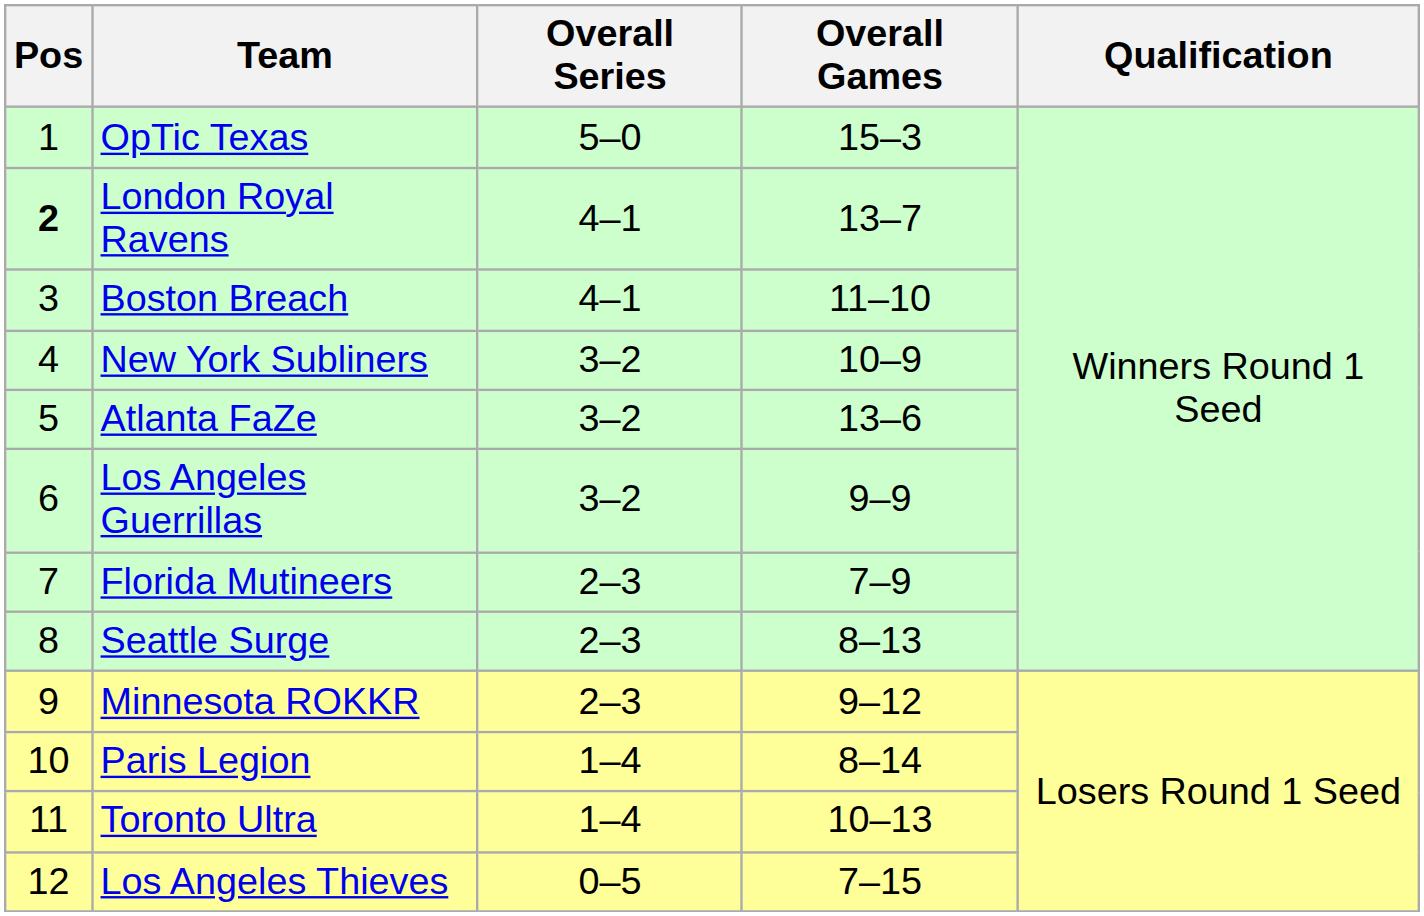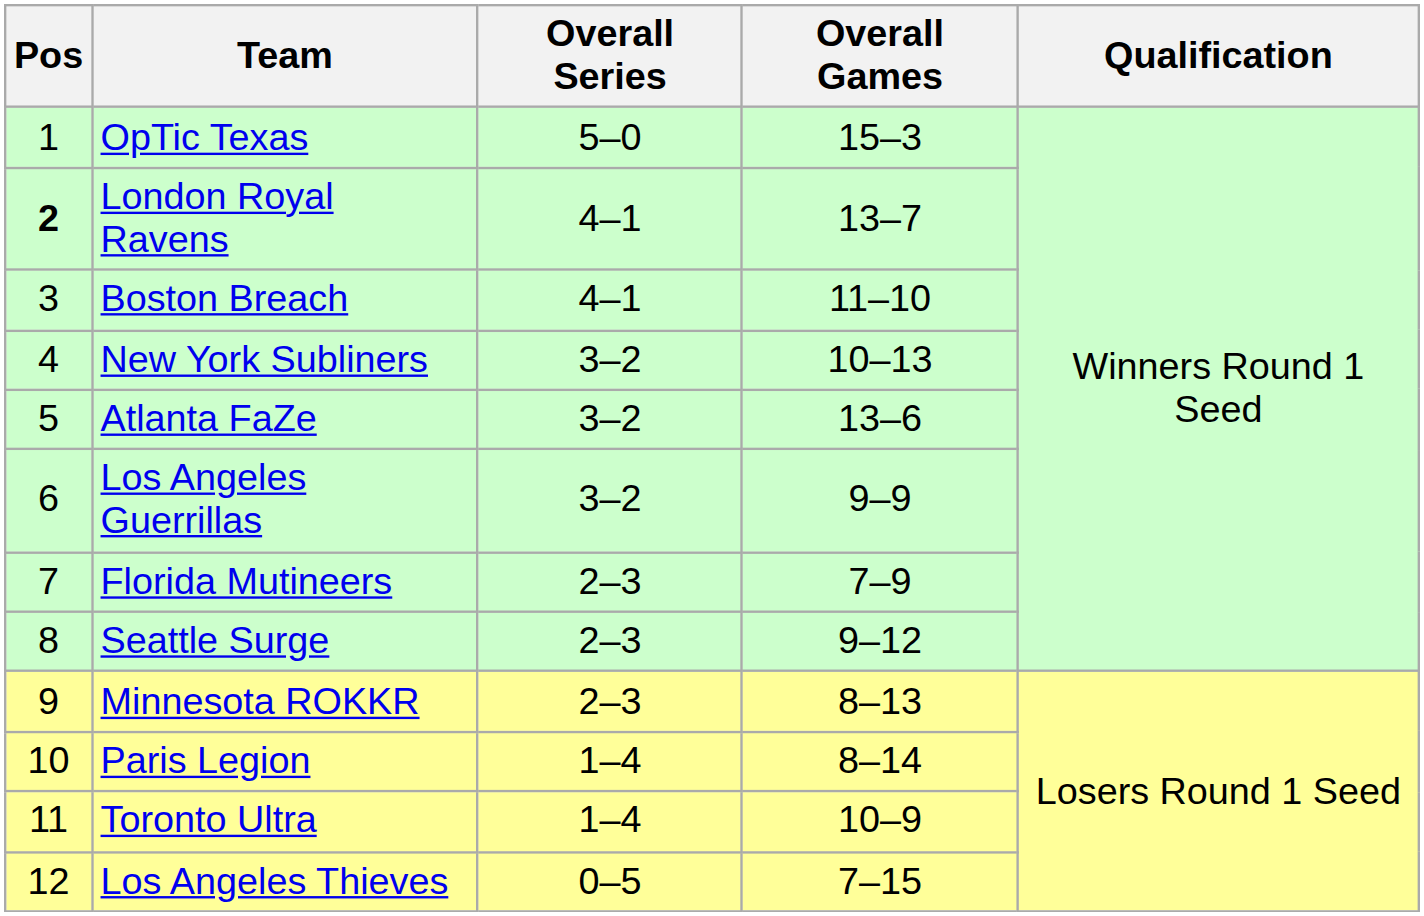(880, 358) 10–9 -> (880, 358) 10–13
(880, 640) 8–13 -> (880, 640) 9–12
(880, 700) 9–12 -> (880, 700) 8–13
(880, 820) 10–13 -> (880, 820) 10–9
